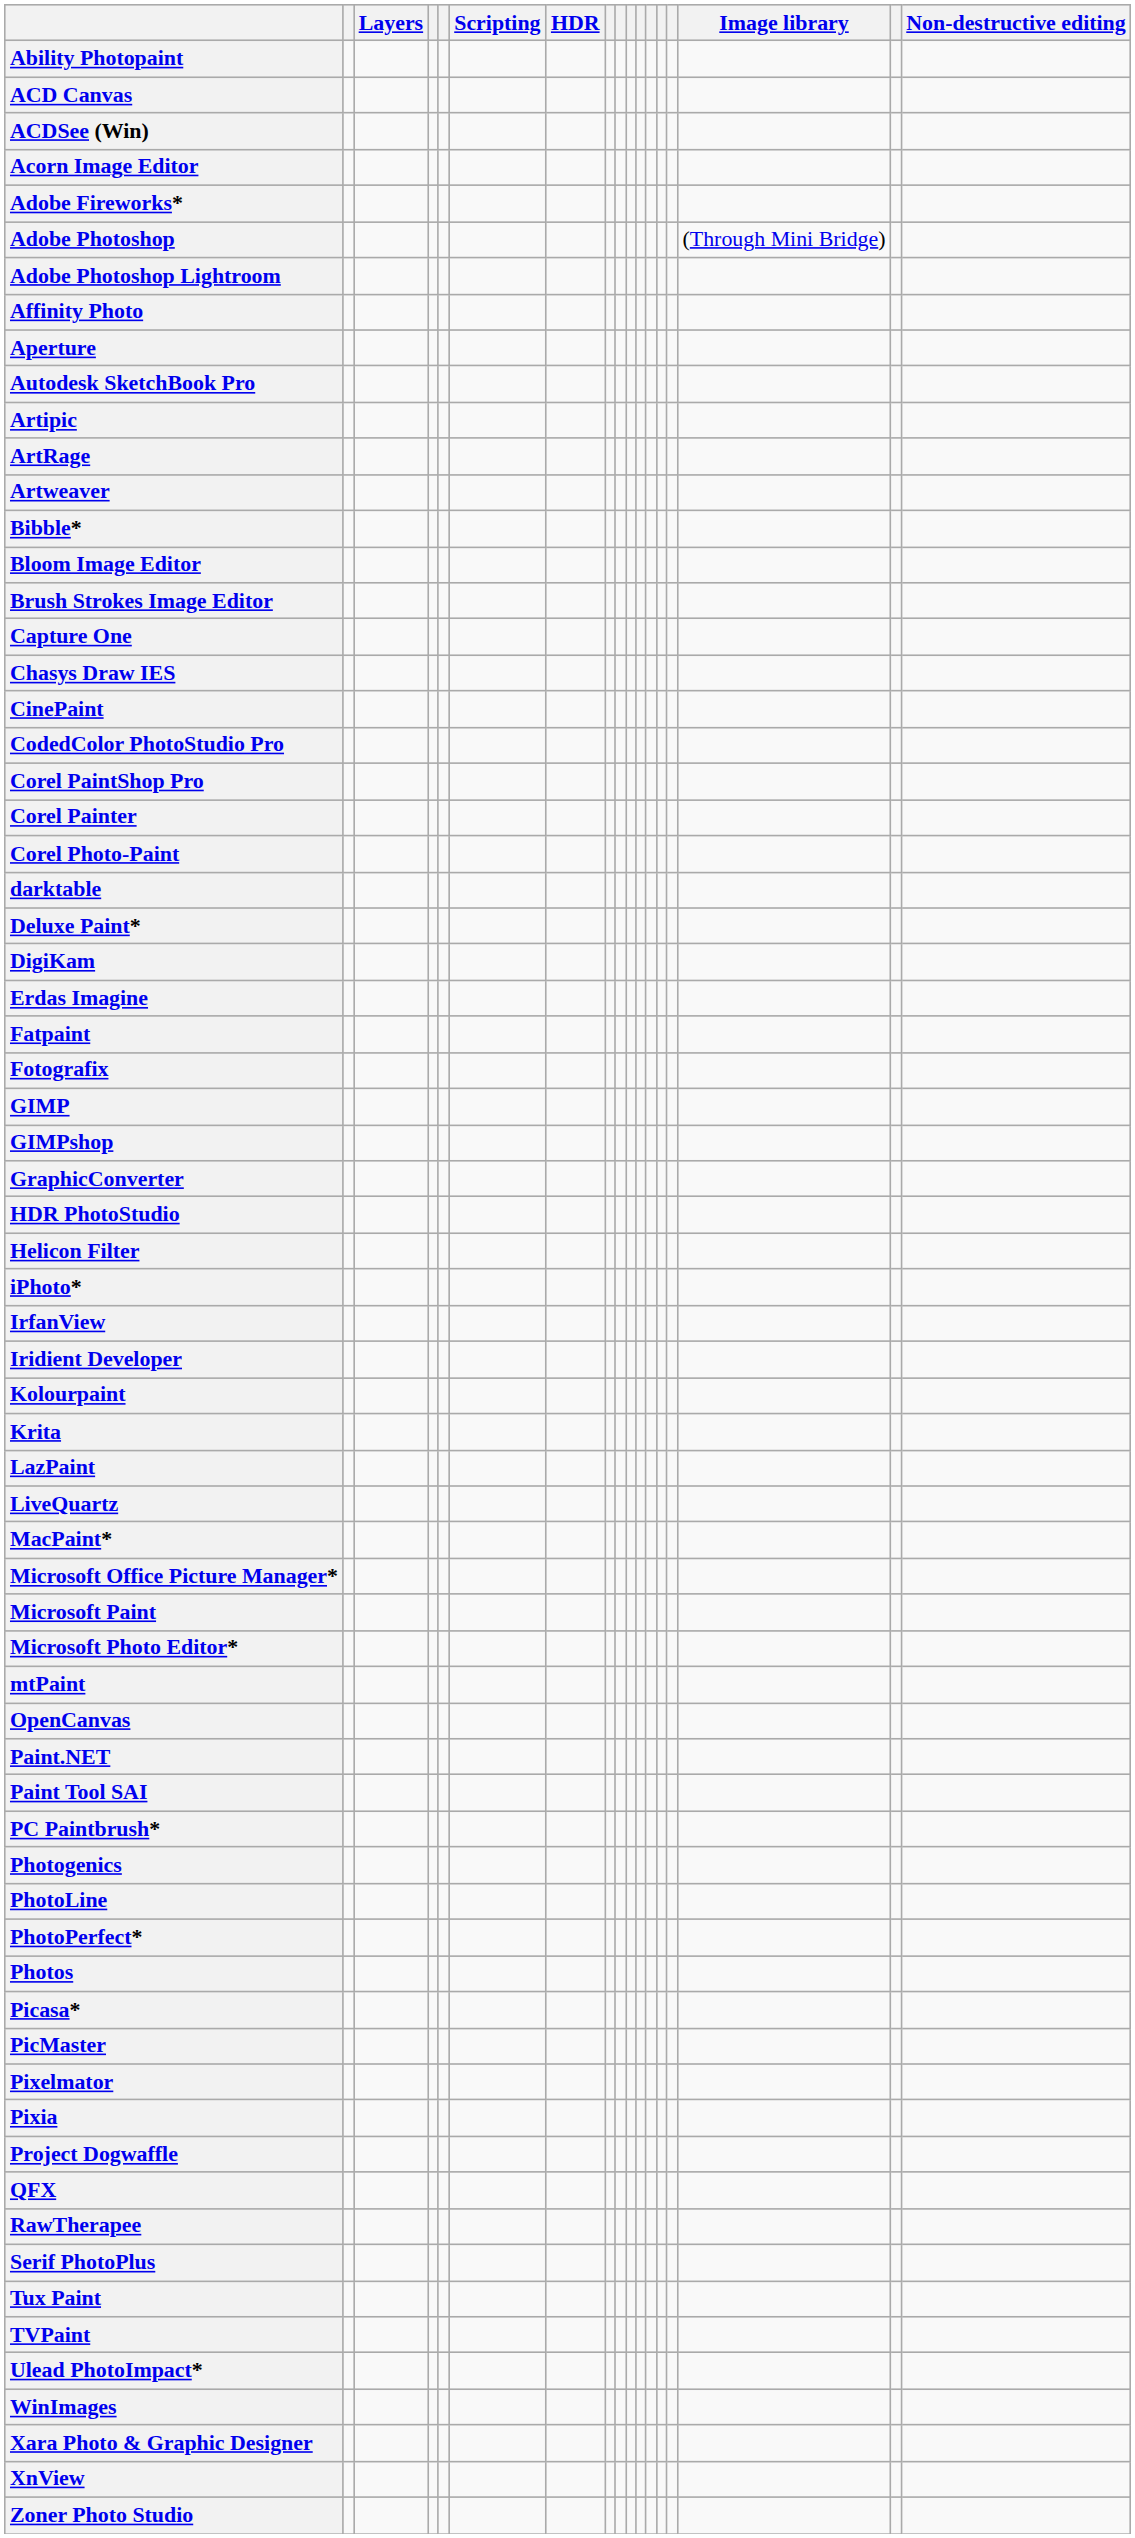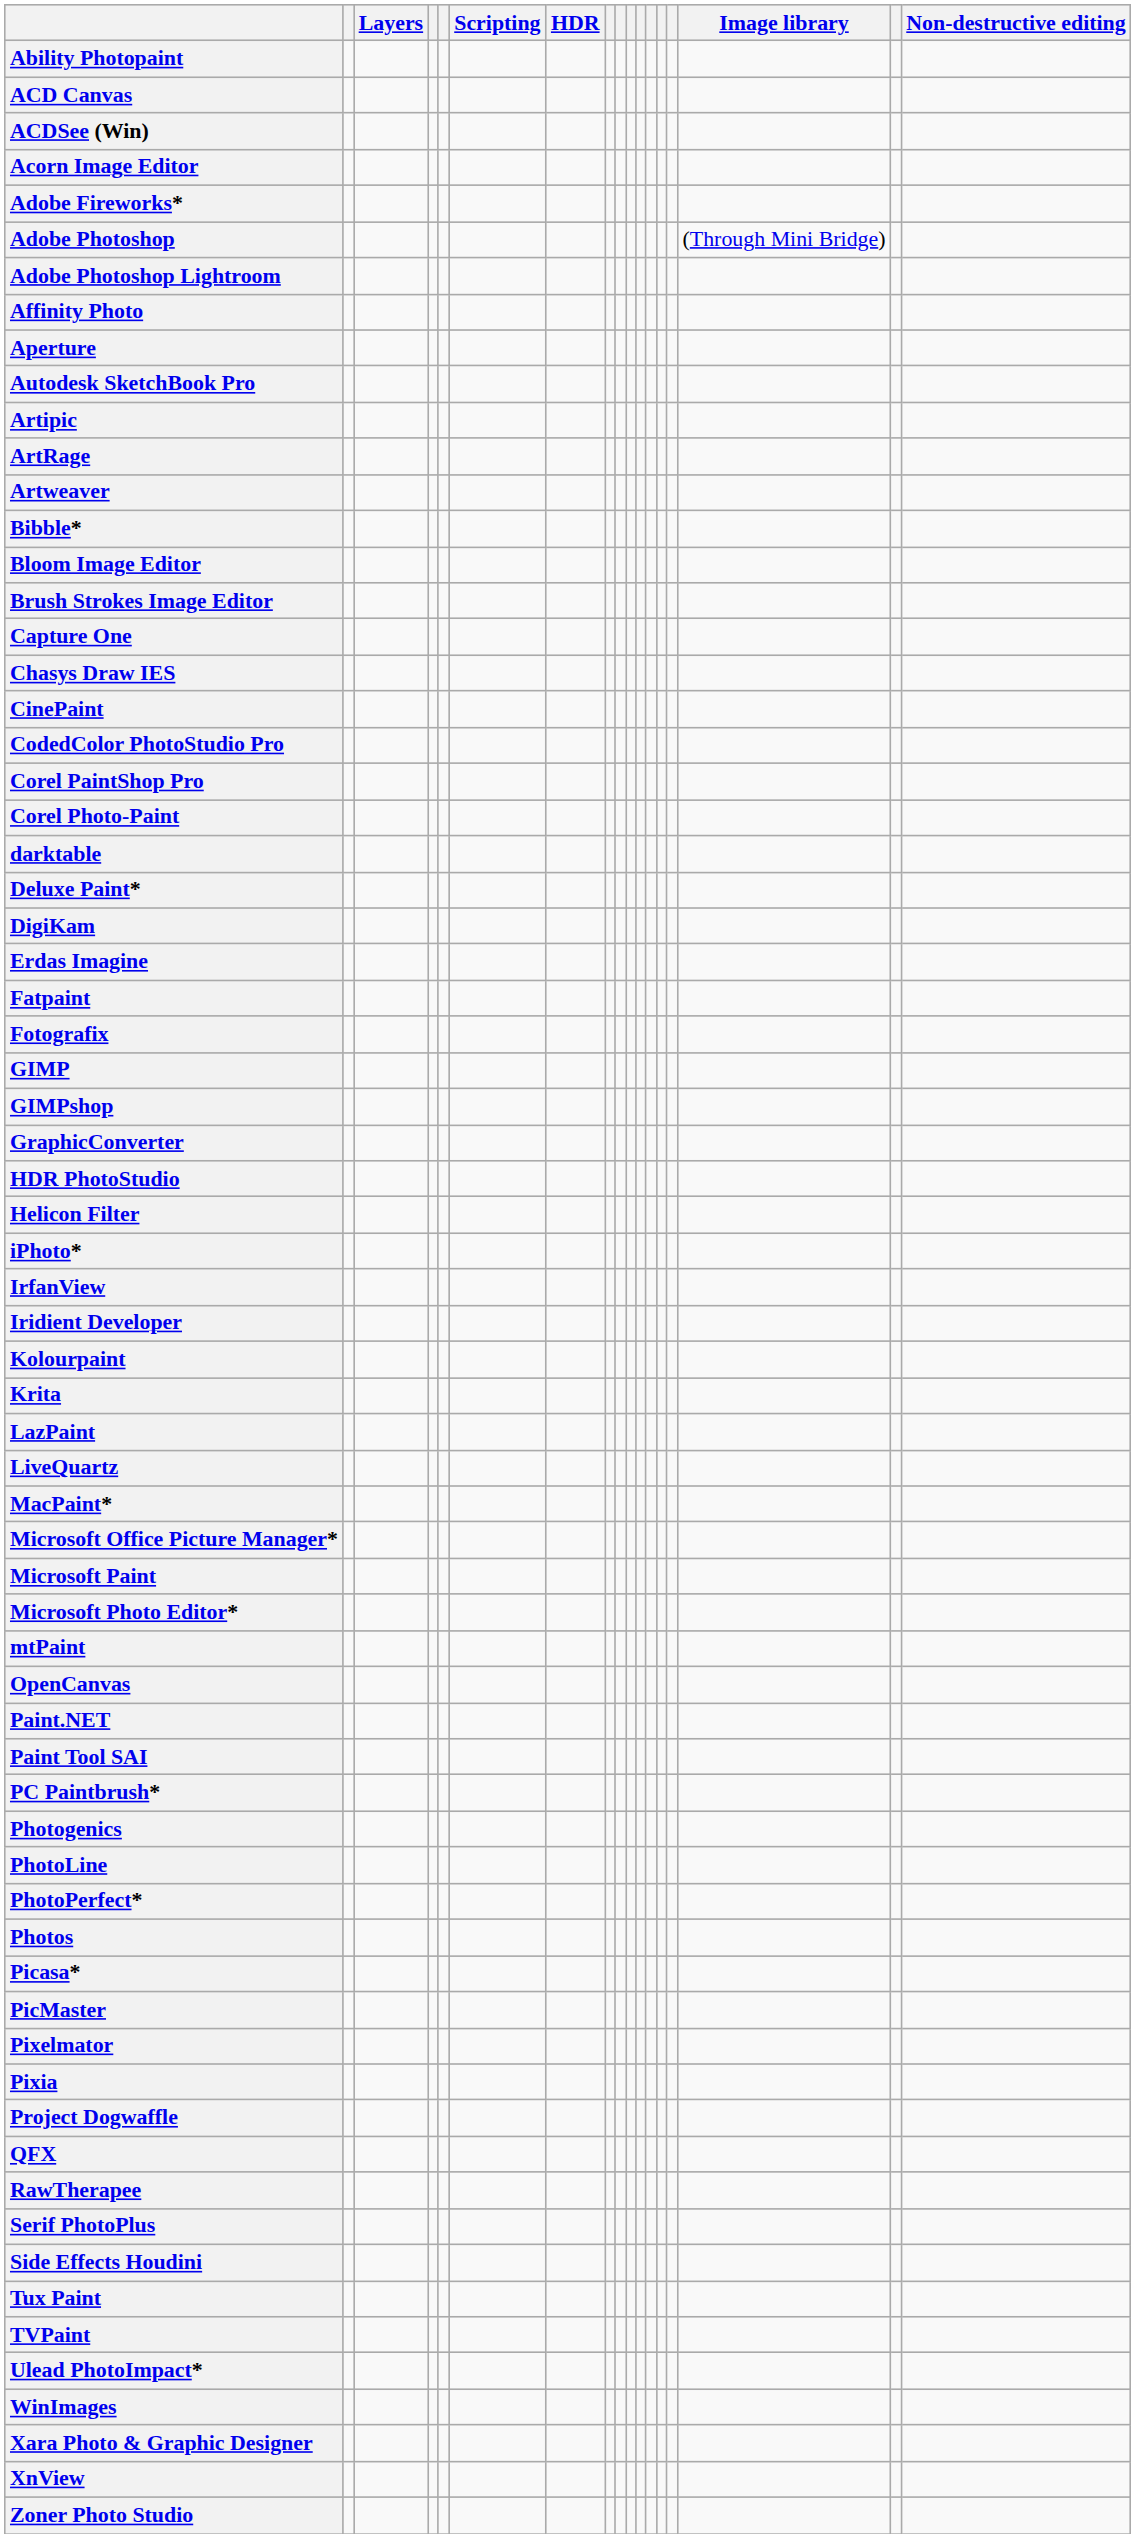- row: (73, 816)
+ row: (106, 2261)
